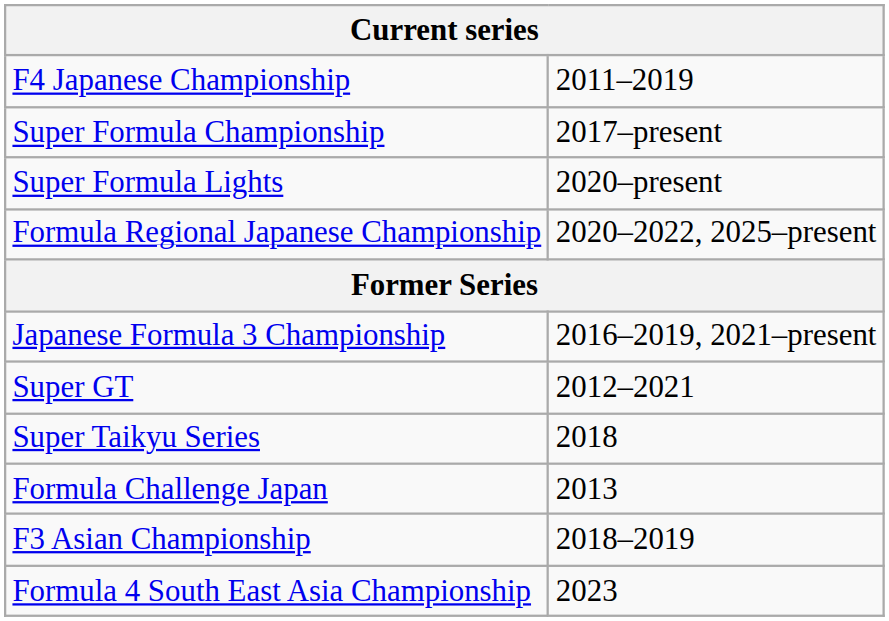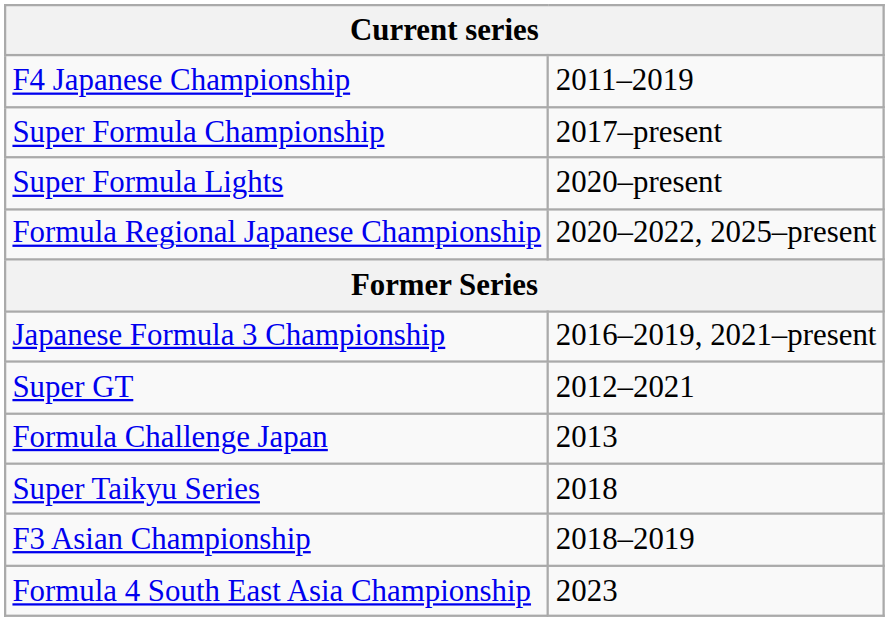rows swapped: (170, 487) <-> (136, 437)
